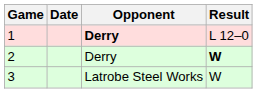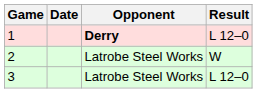(100, 56) Derry -> (144, 56) Latrobe Steel Works
(215, 56) bold -> (215, 56) normal
(215, 77) W -> (229, 77) L 12–0
